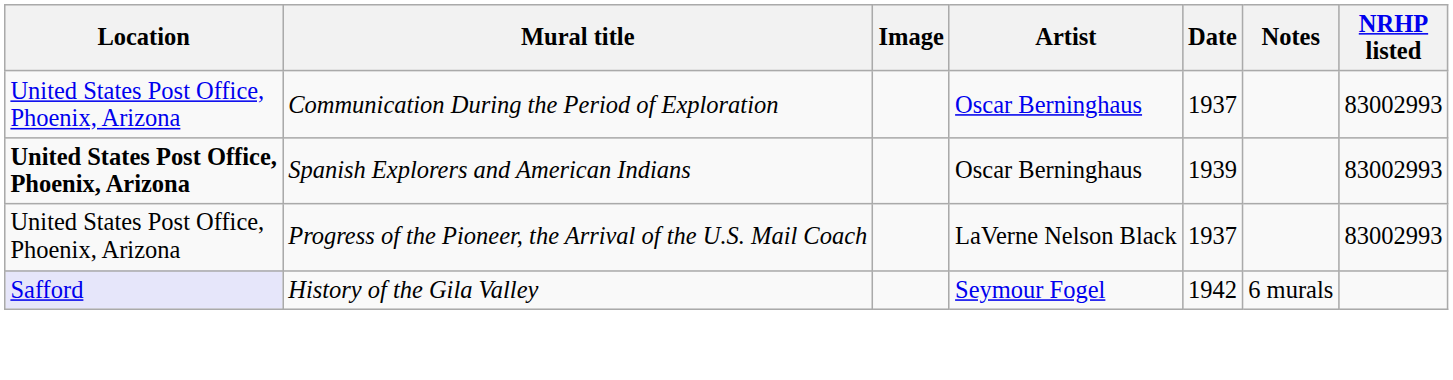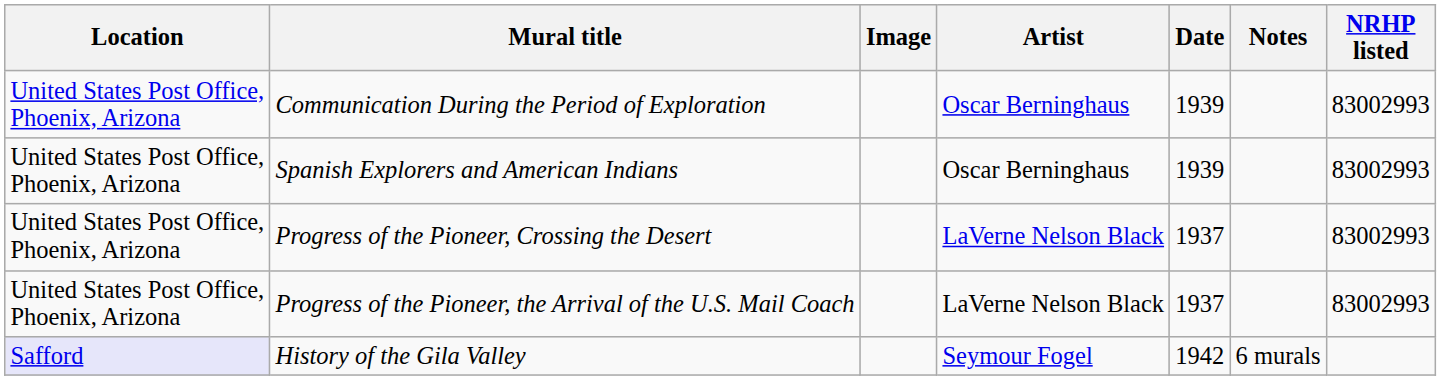(1212, 104) 1937 -> (1200, 104) 1939
(144, 170) bold -> (137, 170) normal
+ row: (493, 236)
